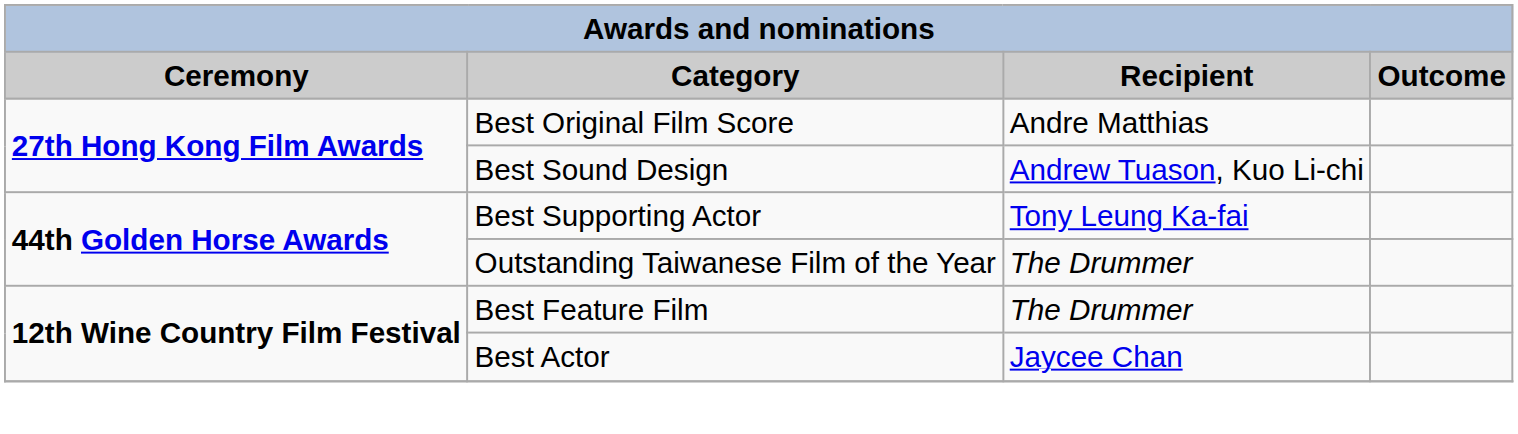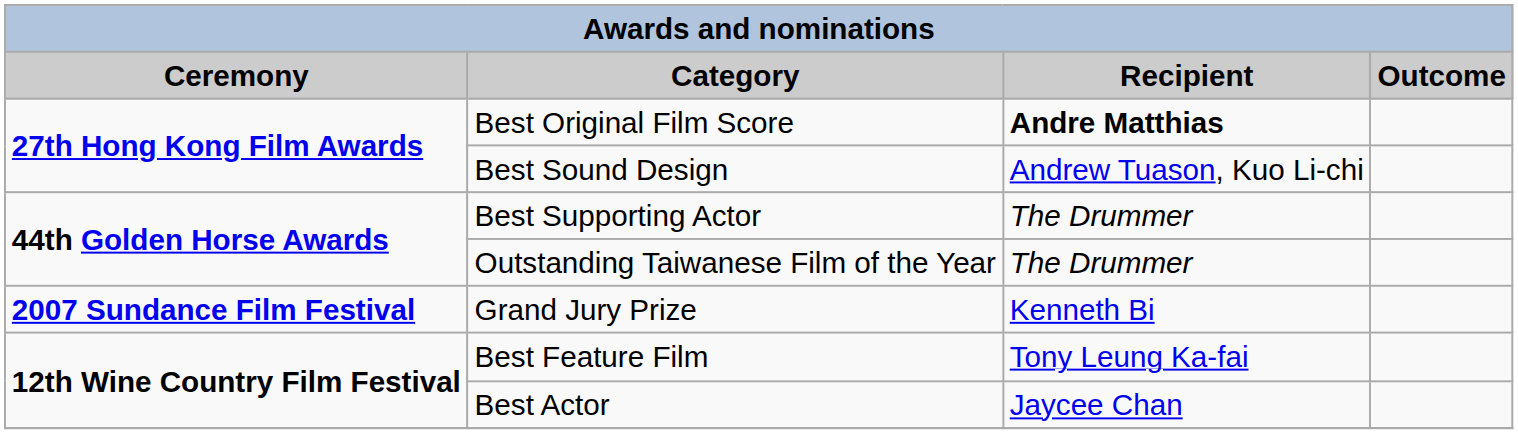(1109, 122) normal -> (1117, 122) bold
(1129, 216) Tony Leung Ka-fai -> (1101, 216) The Drummer
+ row: (586, 310)
(1101, 310) The Drummer -> (1129, 357) Tony Leung Ka-fai
